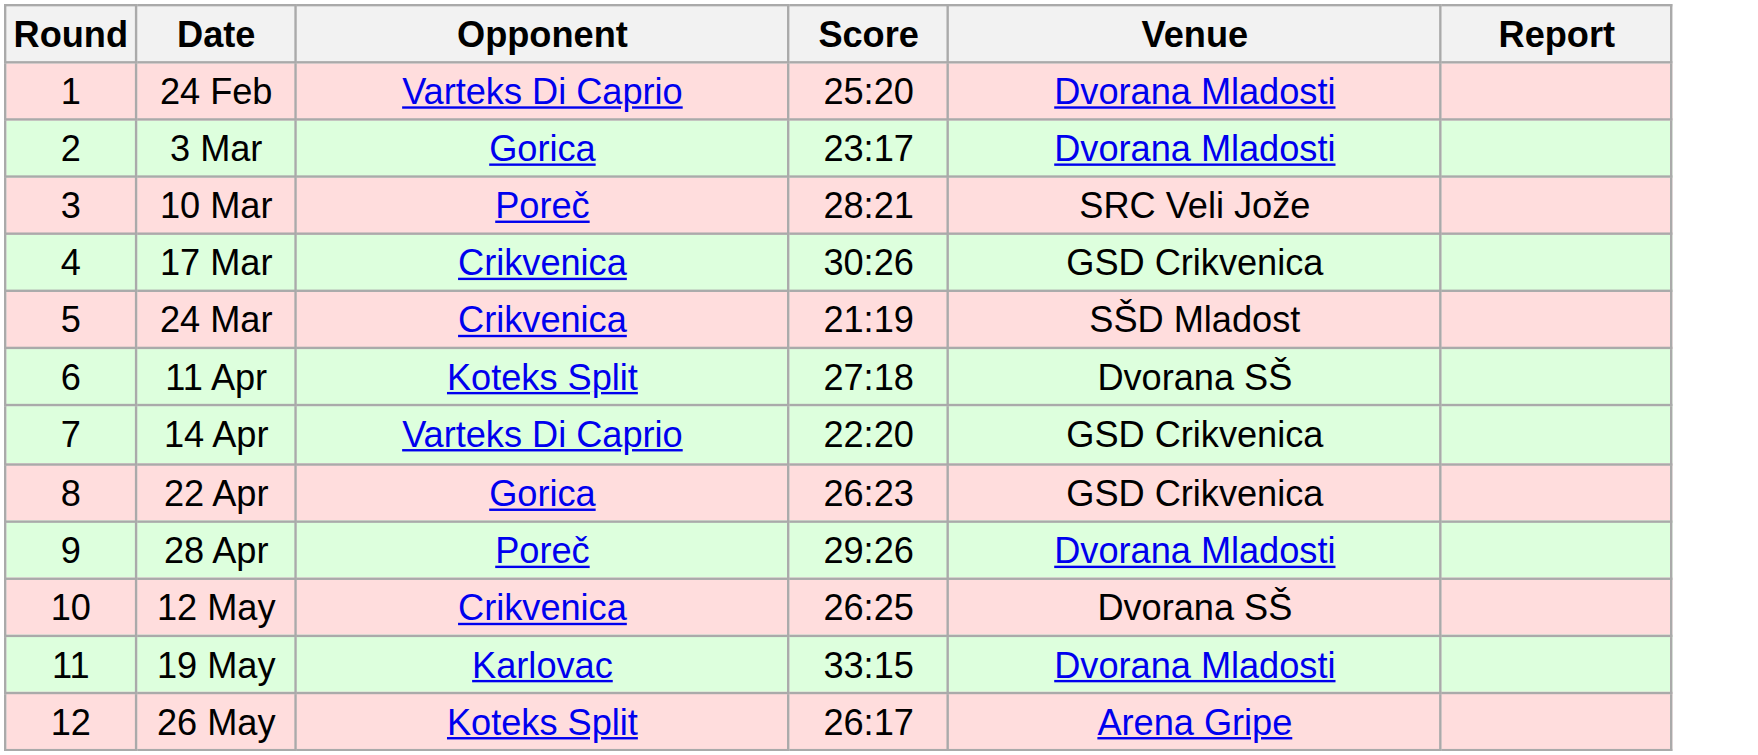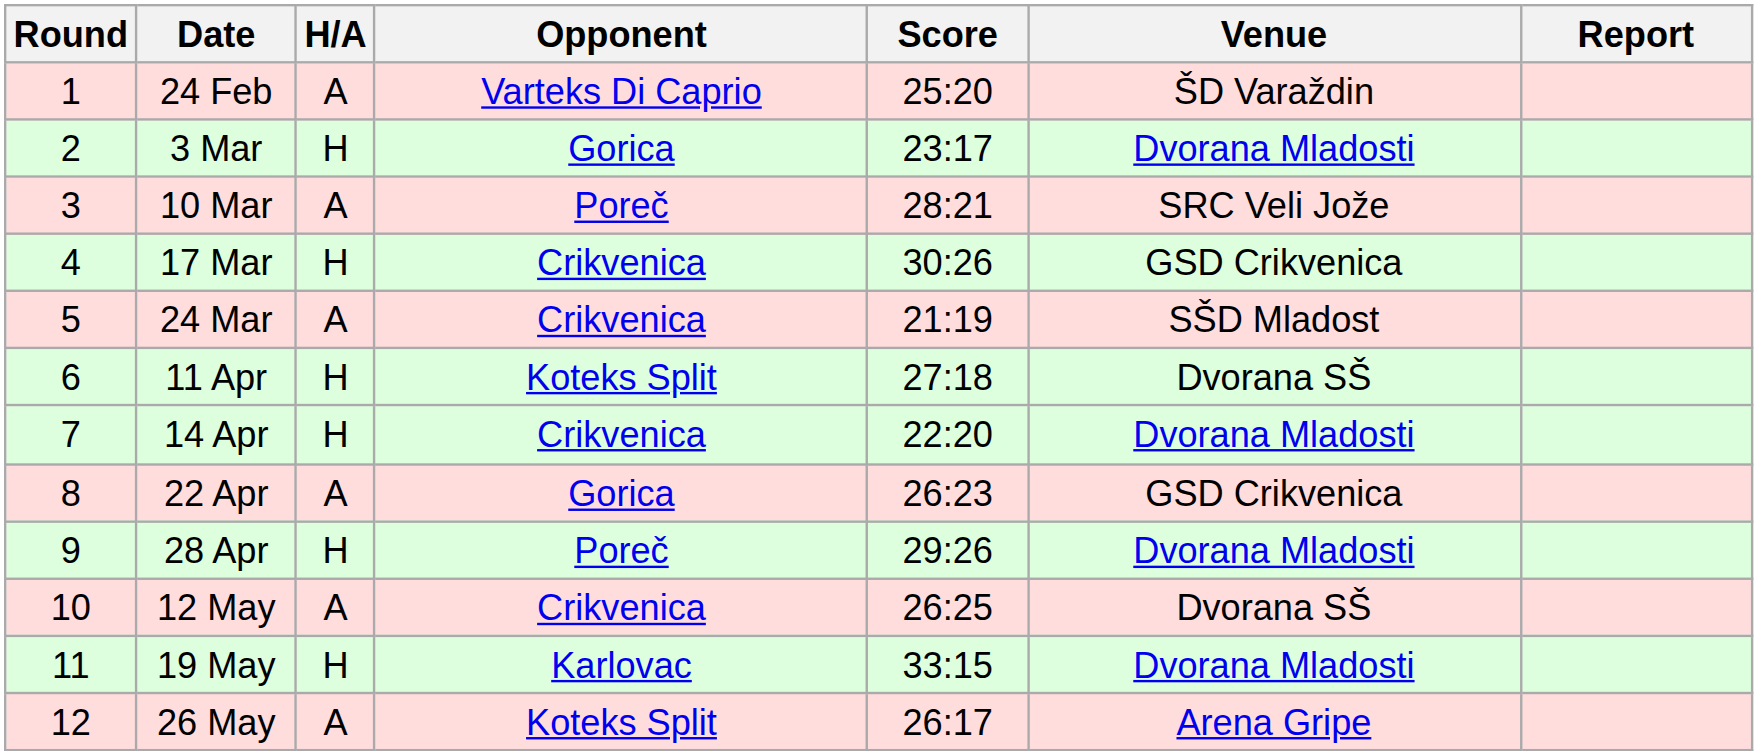+ column: (336, 34)
(1195, 91) Dvorana Mladosti -> (1274, 91) ŠD Varaždin
(542, 435) Varteks Di Caprio -> (621, 435) Crikvenica
(1195, 435) GSD Crikvenica -> (1274, 435) Dvorana Mladosti
